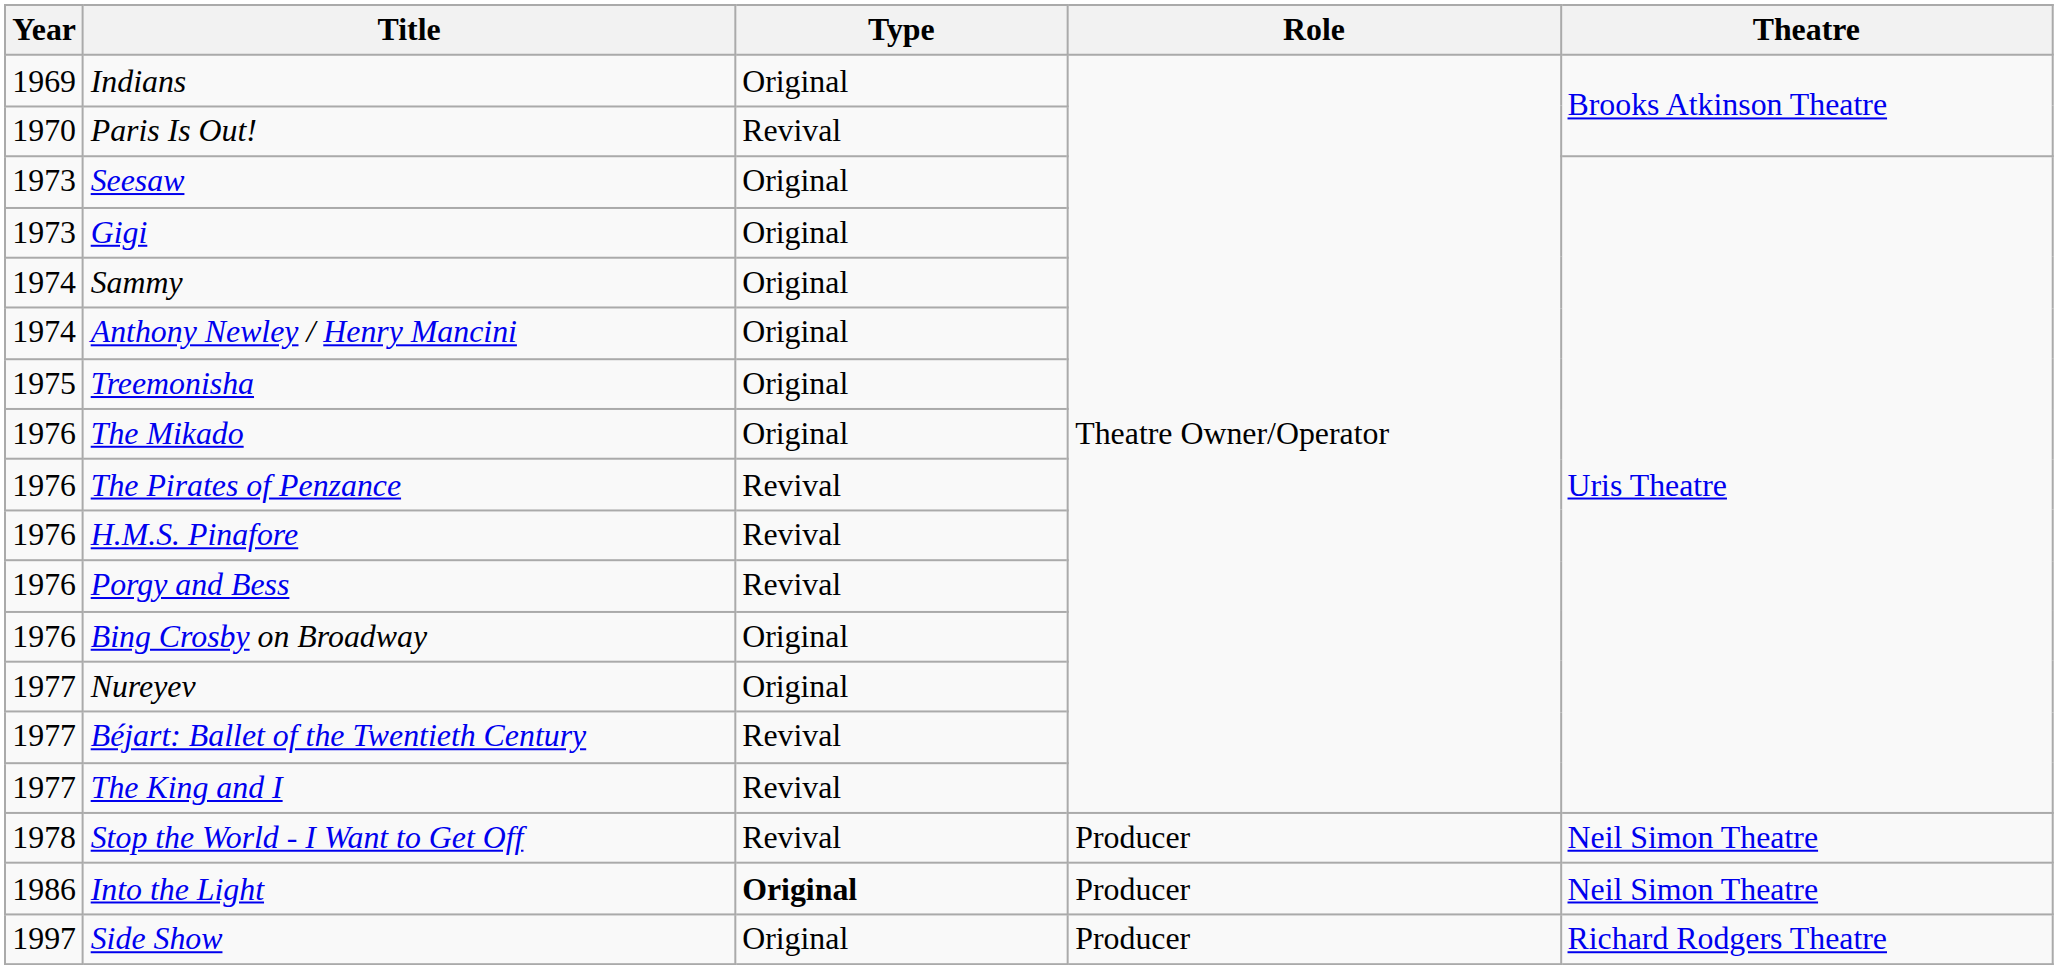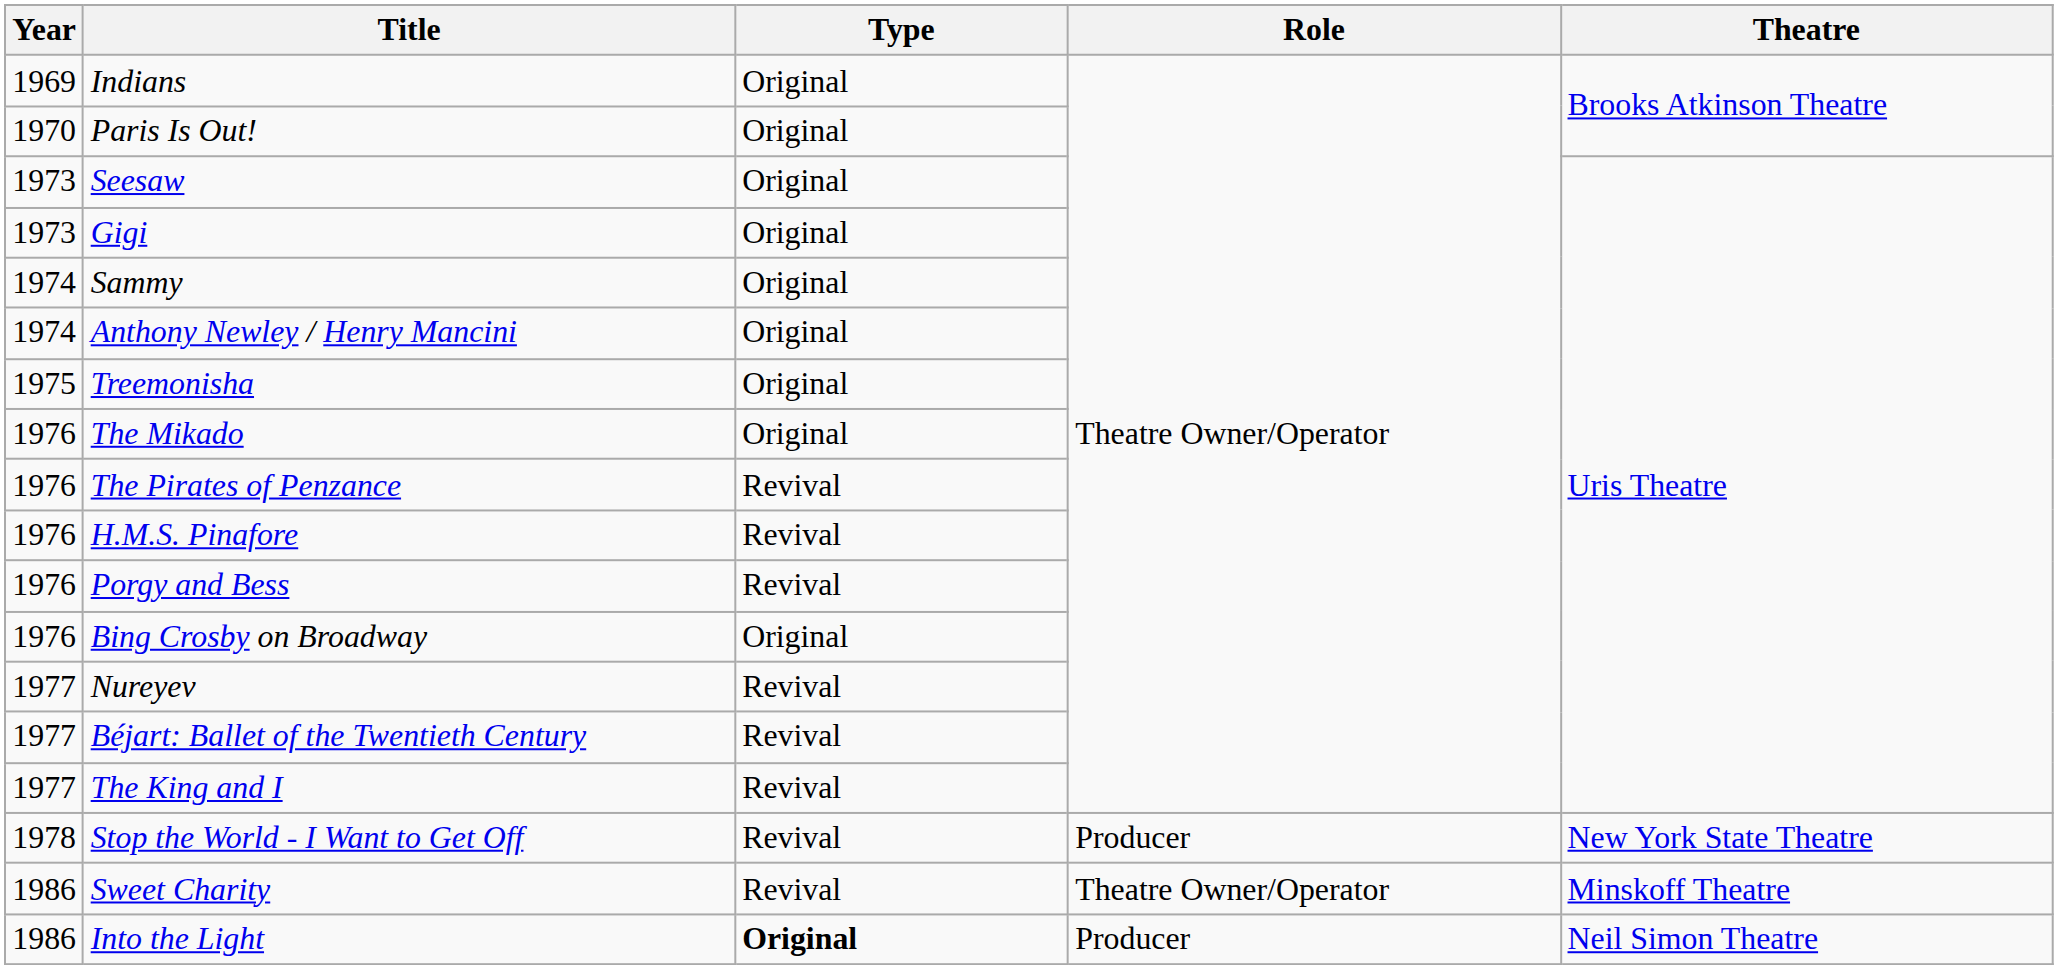(792, 130) Revival -> (795, 130) Original
(795, 686) Original -> (792, 686) Revival
(1693, 837) Neil Simon Theatre -> (1720, 837) New York State Theatre
+ row: (180, 888)
- row: (157, 938)
